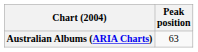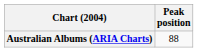(174, 39) 63 -> (174, 39) 88
